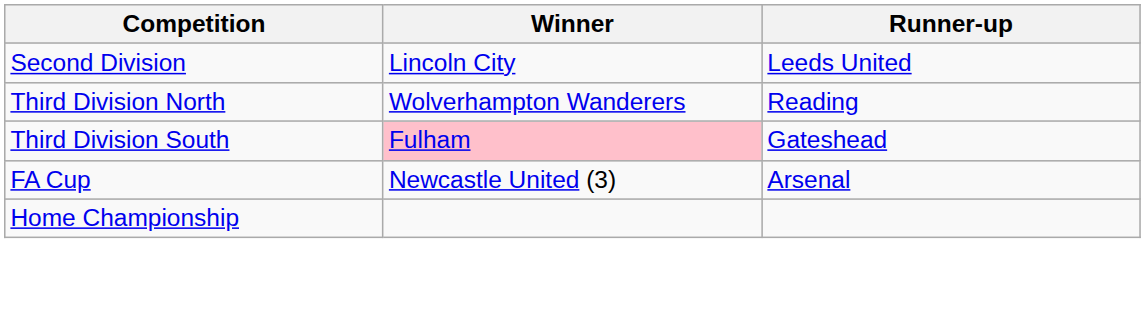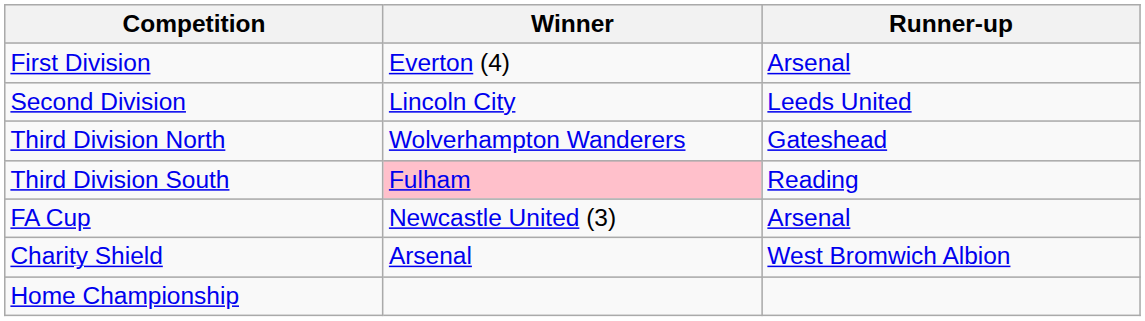+ row: (80, 62)
(813, 101) Reading -> (827, 140) Gateshead
(827, 140) Gateshead -> (813, 179) Reading
+ row: (87, 256)
